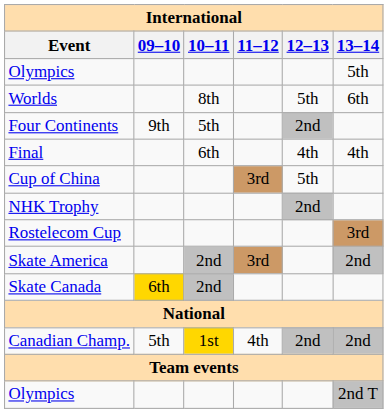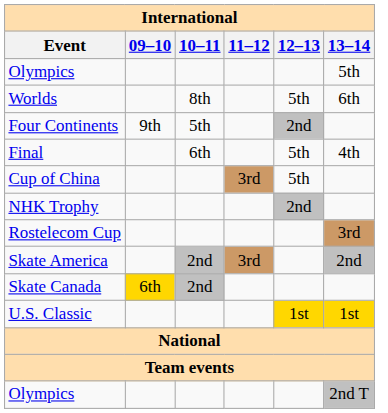(308, 152) 4th -> (299, 152) 5th
+ row: (50, 313)
- row: (69, 340)
